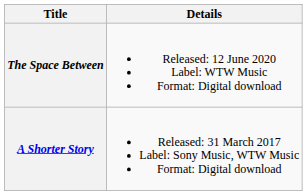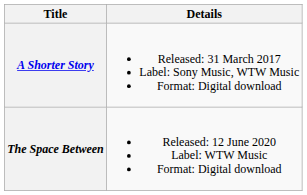rows swapped: (55, 148) <-> (55, 65)
